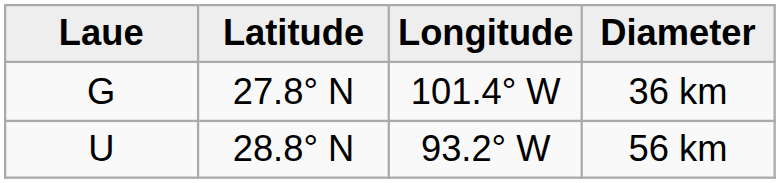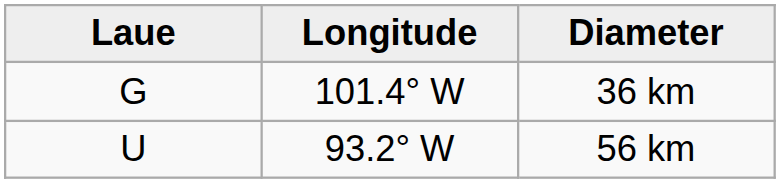- column: (293, 33)
